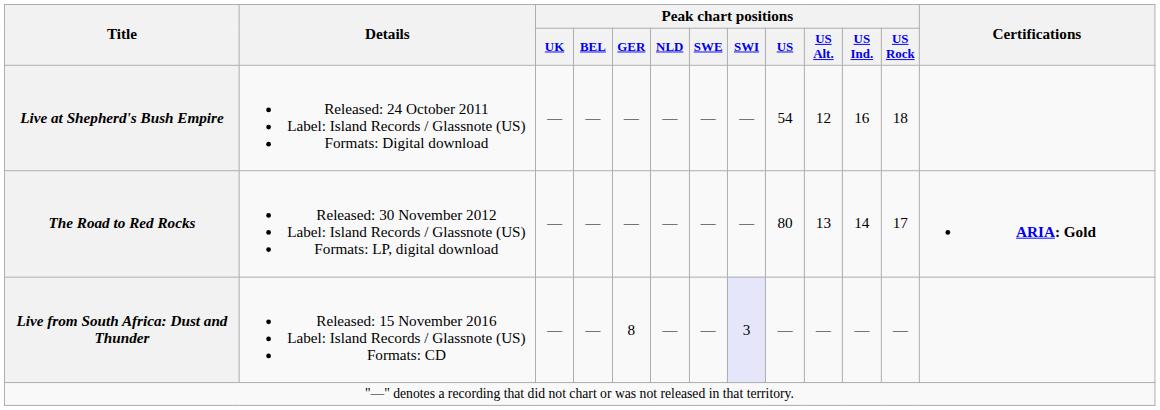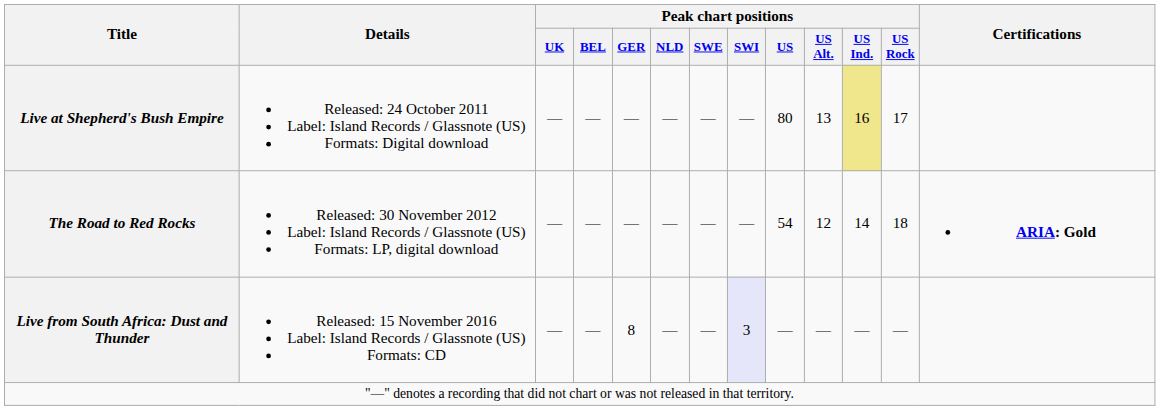(785, 118) 54 -> (785, 118) 80
(823, 118) 12 -> (823, 118) 13
(862, 118) no background -> (862, 118) khaki background
(900, 118) 18 -> (900, 118) 17
(785, 223) 80 -> (785, 223) 54
(823, 223) 13 -> (823, 223) 12
(900, 223) 17 -> (900, 223) 18
